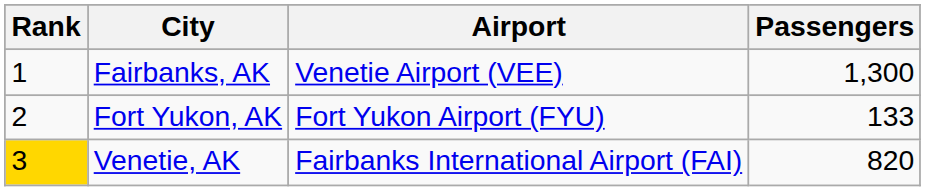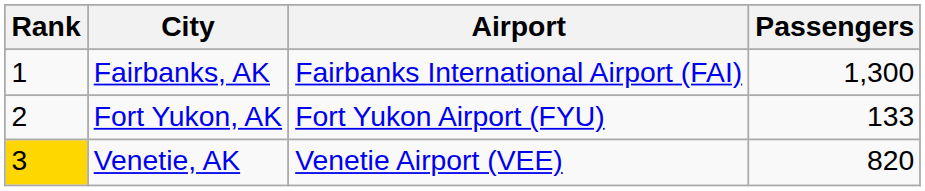(429, 71) Venetie Airport (VEE) -> (519, 71) Fairbanks International Airport (FAI)
(519, 161) Fairbanks International Airport (FAI) -> (429, 161) Venetie Airport (VEE)
